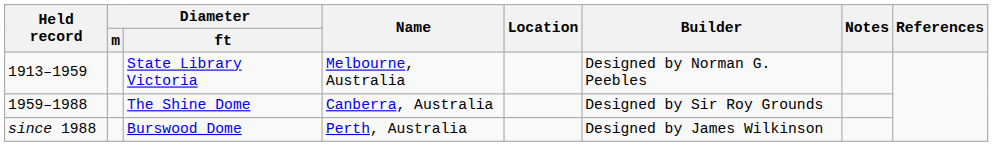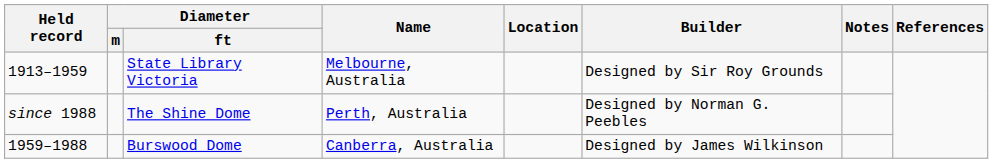(678, 73) Designed by Norman G. Peebles -> (704, 73) Designed by Sir Roy Grounds
(48, 105) 1959–1988 -> (52, 114) since 1988
(410, 105) Canberra, Australia -> (396, 114) Perth, Australia
(704, 105) Designed by Sir Roy Grounds -> (678, 114) Designed by Norman G. Peebles
(52, 129) since 1988 -> (48, 146) 1959–1988
(396, 129) Perth, Australia -> (410, 146) Canberra, Australia
